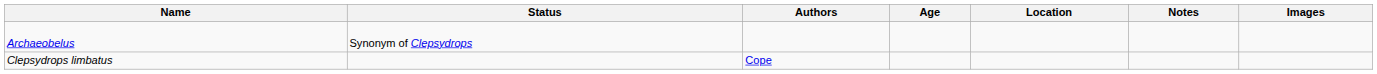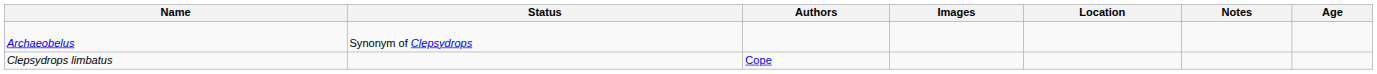columns swapped: (930, 13) <-> (1306, 13)
